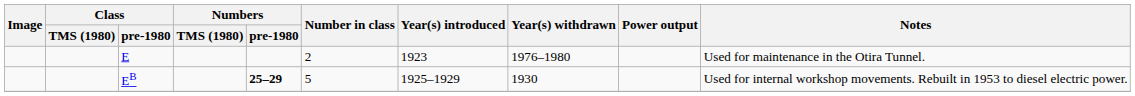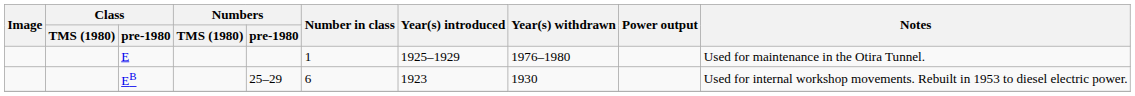(308, 56) 2 -> (308, 56) 1
(414, 56) 1923 -> (430, 56) 1925–1929
(266, 79) bold -> (266, 79) normal
(308, 79) 5 -> (308, 79) 6
(430, 79) 1925–1929 -> (414, 79) 1923
